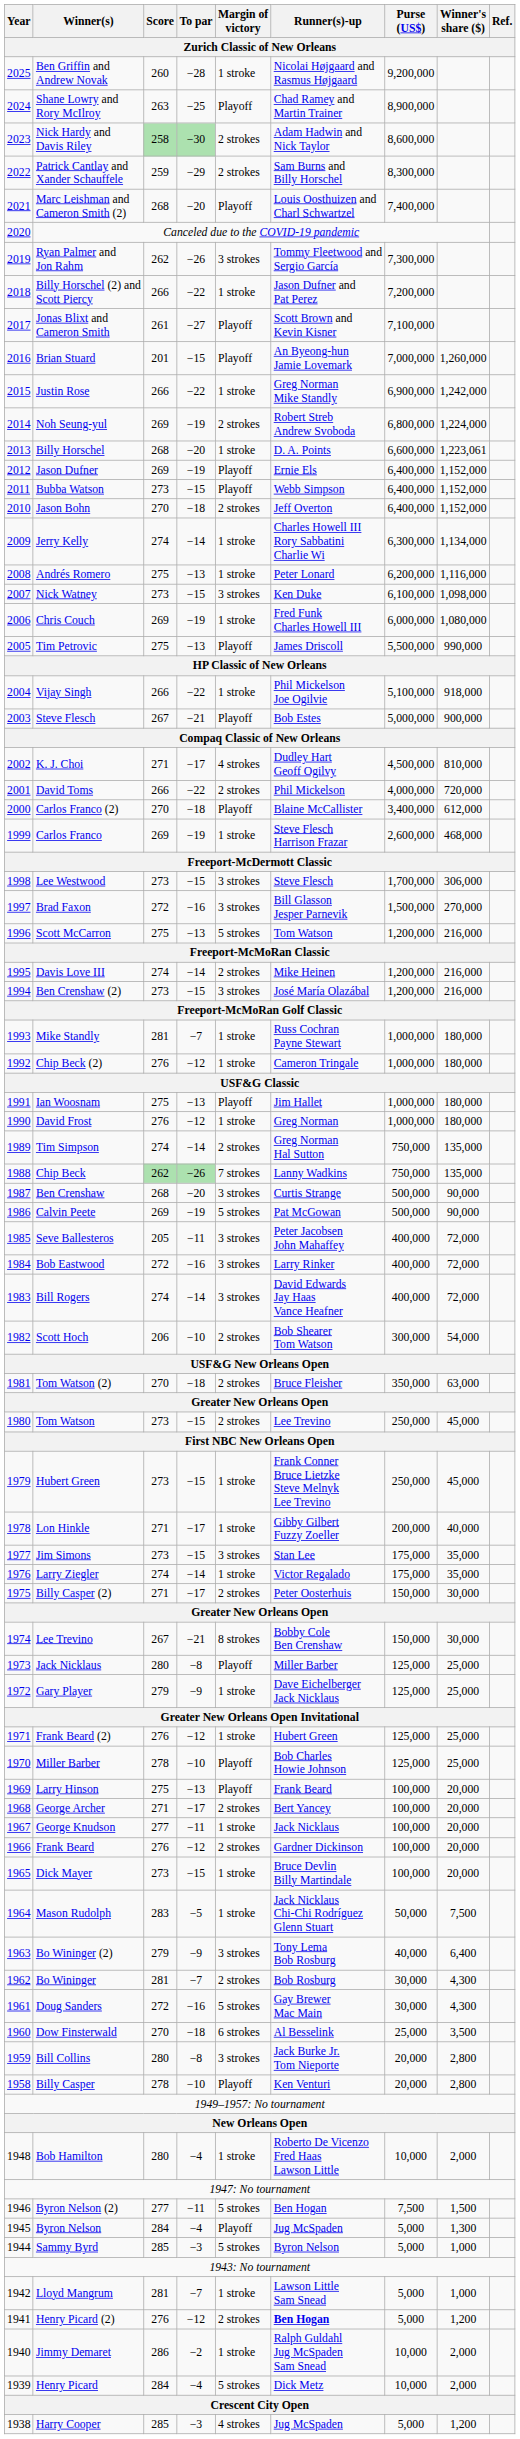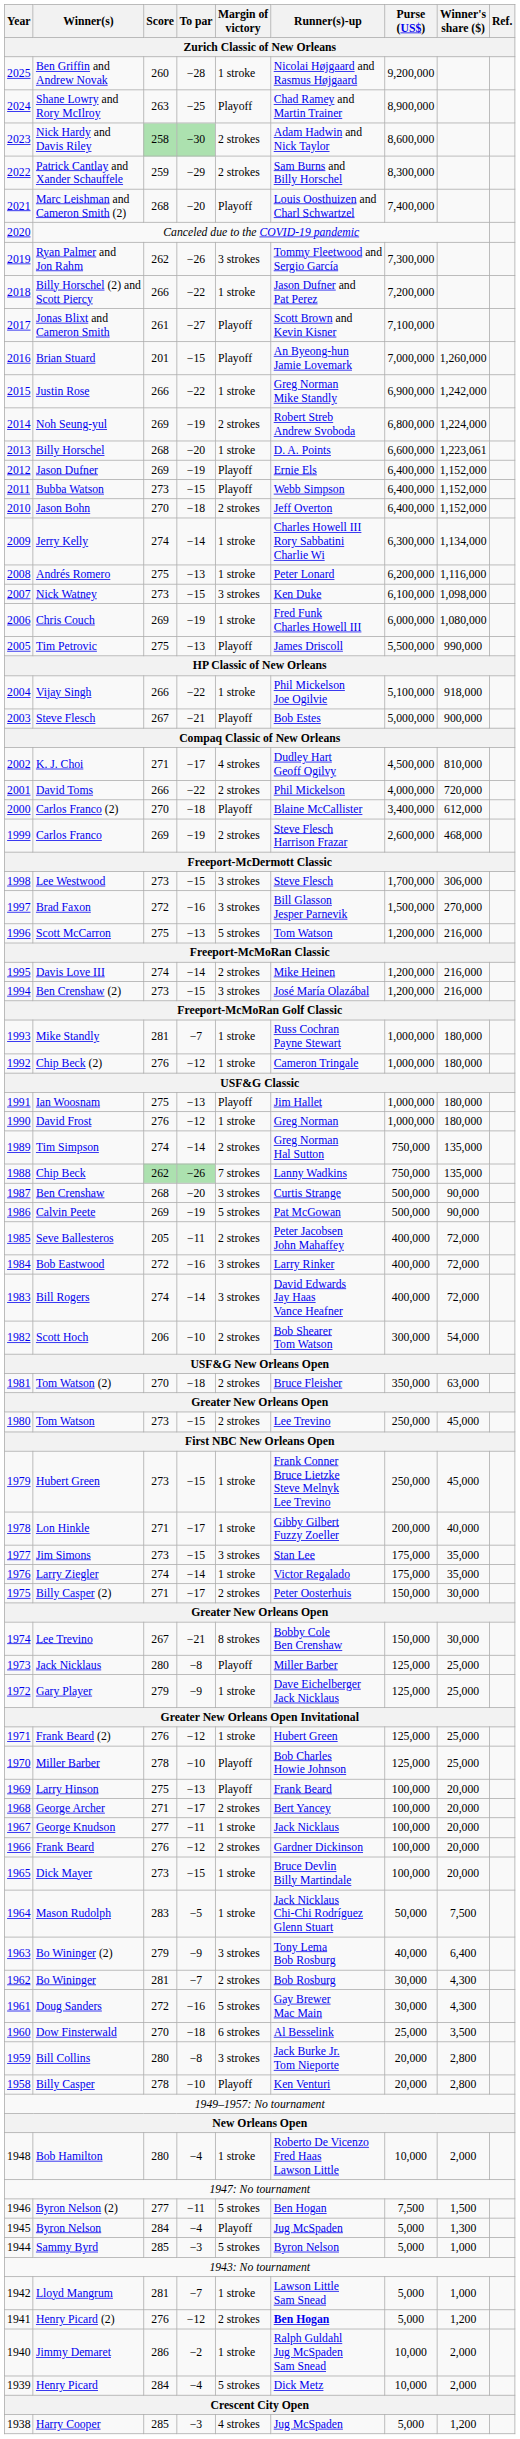(237, 835) 1 stroke -> (239, 835) 2 strokes
(239, 1238) 3 strokes -> (239, 1238) 2 strokes
